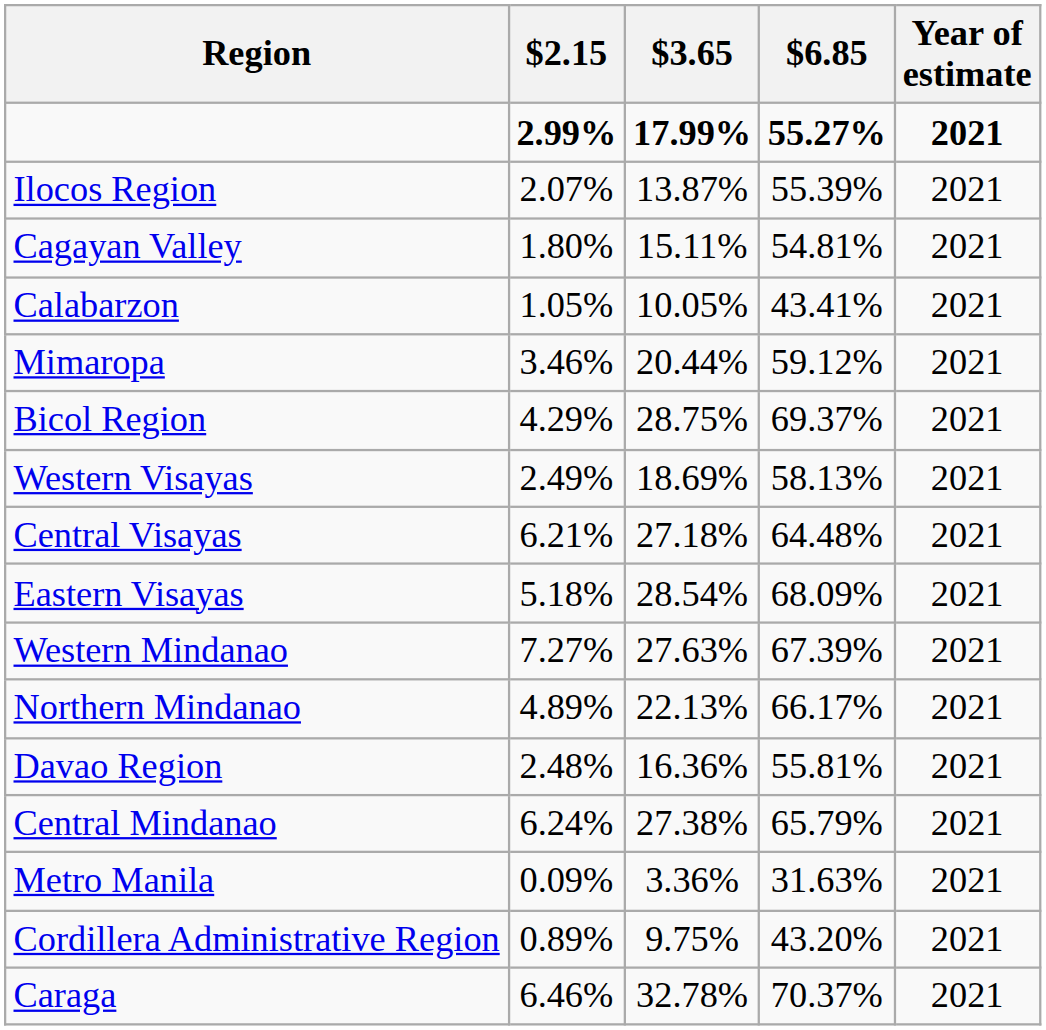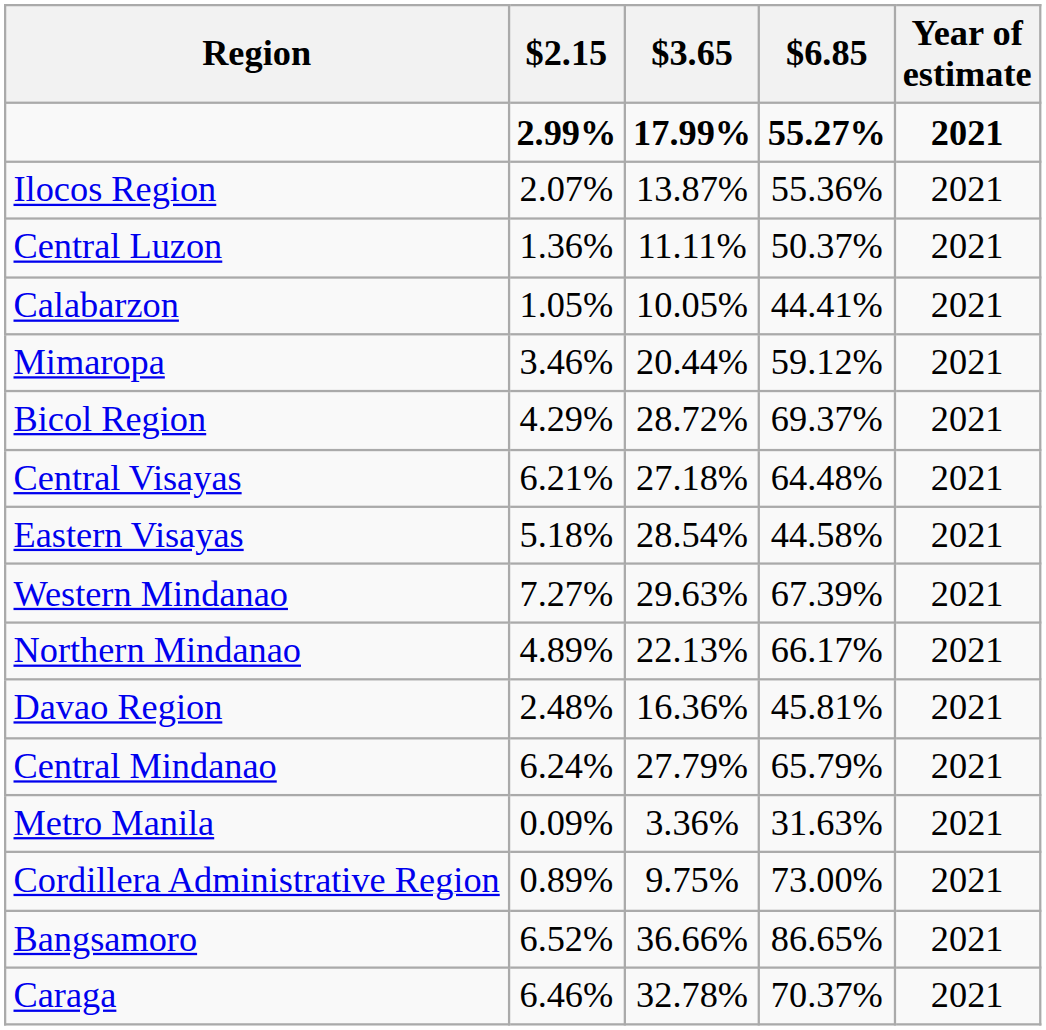(827, 189) 55.39% -> (827, 189) 55.36%
- row: (128, 246)
+ row: (118, 246)
(827, 304) 43.41% -> (827, 304) 44.41%
(692, 419) 28.75% -> (692, 419) 28.72%
- row: (133, 477)
(827, 592) 68.09% -> (827, 534) 44.58%
(692, 650) 27.63% -> (692, 592) 29.63%
(827, 765) 55.81% -> (827, 707) 45.81%
(692, 822) 27.38% -> (692, 765) 27.79%
(827, 938) 43.20% -> (827, 880) 73.00%
+ row: (105, 938)
